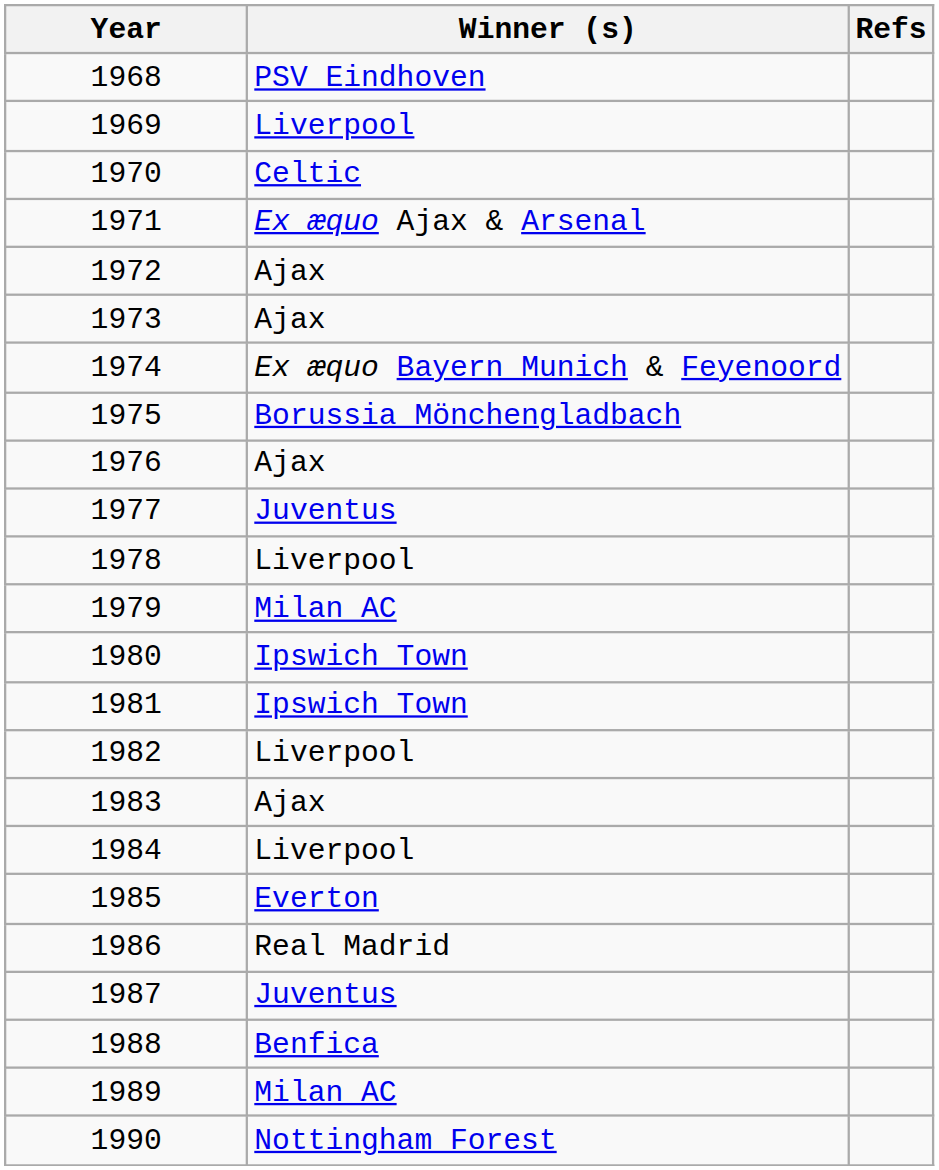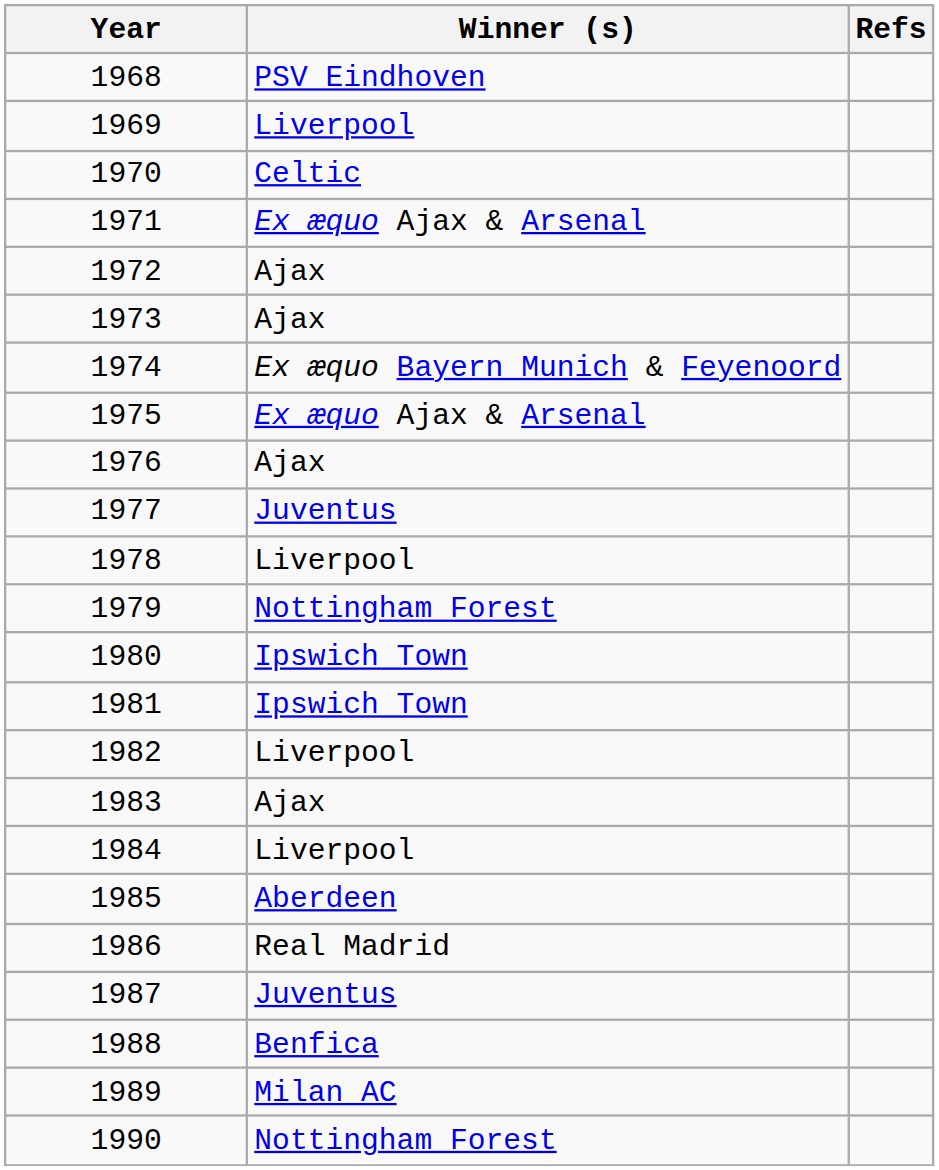(468, 416) Borussia Mönchengladbach -> (450, 416) Ex æquo Ajax & Arsenal
(325, 609) Milan AC -> (405, 609) Nottingham Forest
(317, 899) Everton -> (325, 899) Aberdeen
